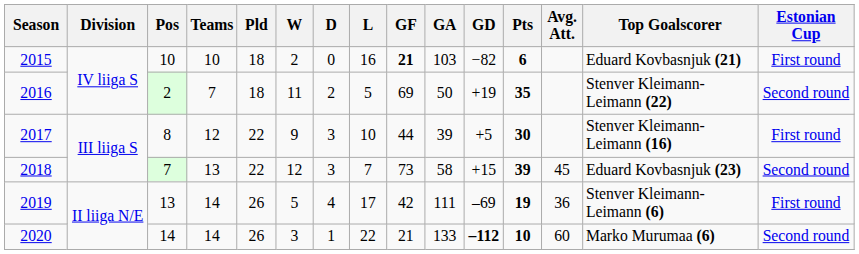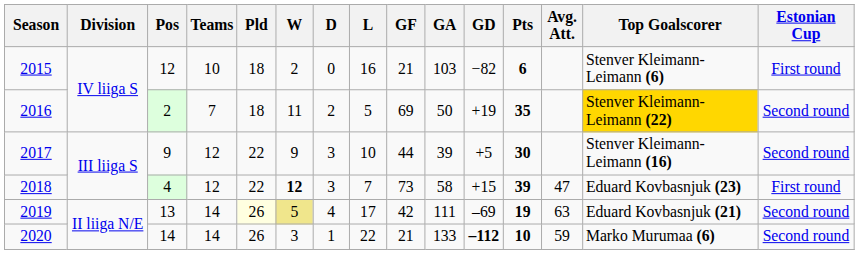(167, 59) 10 -> (167, 68) 12
(406, 59) bold -> (406, 68) normal
(663, 59) Eduard Kovbasnjuk (21) -> (645, 68) Stenver Kleimann-Leimann (6)
(645, 93) no background -> (645, 110) gold background
(167, 135) 8 -> (167, 153) 9
(806, 135) First round -> (806, 153) Second round
(167, 169) 7 -> (167, 186) 4
(212, 169) 13 -> (212, 186) 12
(294, 169) normal -> (294, 186) bold
(562, 169) 45 -> (562, 186) 47
(806, 169) Second round -> (806, 186) First round
(256, 203) no background -> (256, 211) lightyellow background
(294, 203) no background -> (294, 211) khaki background
(562, 203) 36 -> (562, 211) 63
(645, 203) Stenver Kleimann-Leimann (6) -> (663, 211) Eduard Kovbasnjuk (21)
(806, 203) First round -> (806, 211) Second round
(562, 236) 60 -> (562, 236) 59
